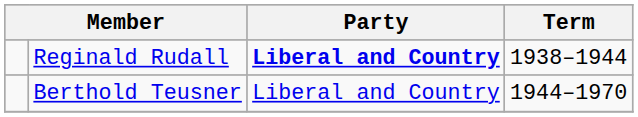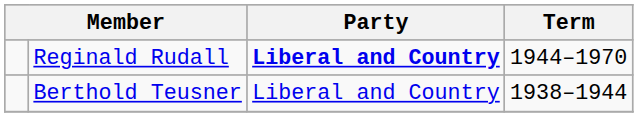(569, 58) 1938–1944 -> (569, 58) 1944–1970
(569, 93) 1944–1970 -> (569, 93) 1938–1944
